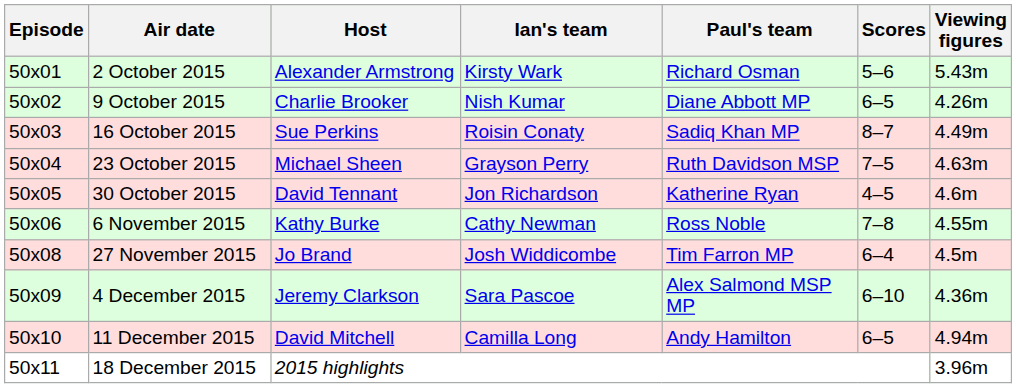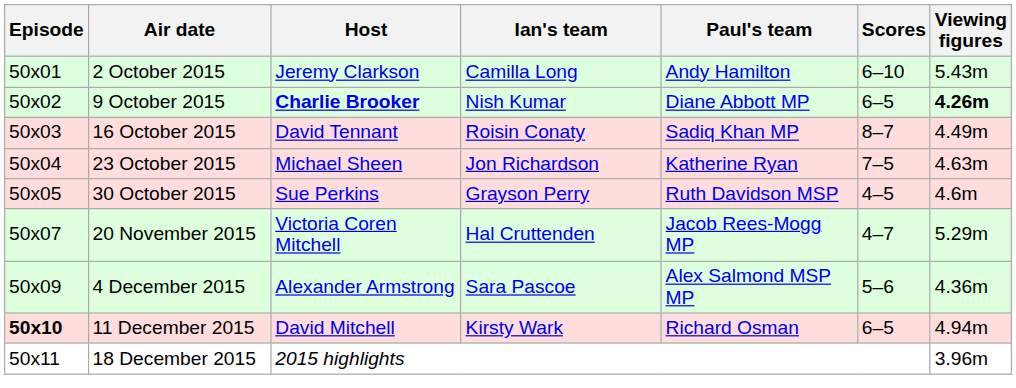(364, 71) Alexander Armstrong -> (347, 71) Jeremy Clarkson
(513, 71) Kirsty Wark -> (522, 71) Camilla Long
(733, 71) Richard Osman -> (728, 71) Andy Hamilton
(878, 71) 5–6 -> (883, 71) 6–10
(342, 102) normal -> (347, 102) bold
(961, 102) normal -> (962, 102) bold
(327, 132) Sue Perkins -> (337, 132) David Tennant
(526, 163) Grayson Perry -> (532, 163) Jon Richardson
(753, 163) Ruth Davidson MSP -> (732, 163) Katherine Ryan
(336, 193) David Tennant -> (327, 193) Sue Perkins
(531, 193) Jon Richardson -> (527, 193) Grayson Perry
(732, 193) Katherine Ryan -> (752, 193) Ruth Davidson MSP
- row: (169, 224)
+ row: (174, 234)
- row: (174, 254)
(347, 295) Jeremy Clarkson -> (365, 286) Alexander Armstrong
(883, 295) 6–10 -> (878, 286) 5–6
(35, 336) normal -> (36, 328) bold
(521, 336) Camilla Long -> (514, 328) Kirsty Wark
(729, 336) Andy Hamilton -> (732, 328) Richard Osman
